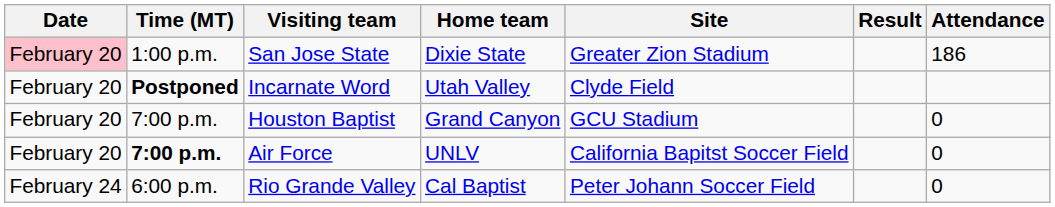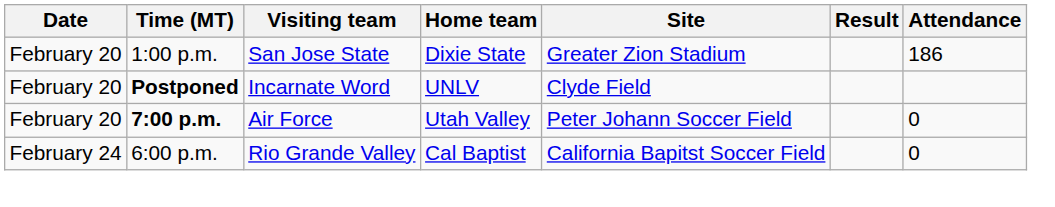(66, 53) pink background -> (66, 53) no background
(477, 86) Utah Valley -> (452, 86) UNLV
- row: (322, 119)
(452, 152) UNLV -> (477, 119) Utah Valley
(709, 152) California Bapitst Soccer Field -> (669, 119) Peter Johann Soccer Field
(693, 185) Peter Johann Soccer Field -> (686, 152) California Bapitst Soccer Field
